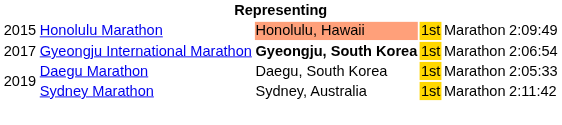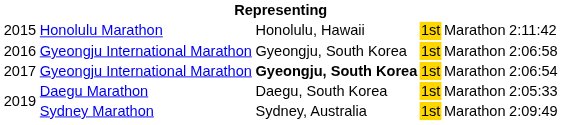(310, 30) lightsalmon background -> (310, 30) no background
(533, 30) 2:09:49 -> (533, 30) 2:11:42
+ row: (20, 51)
(533, 91) 2:11:42 -> (533, 111) 2:09:49
